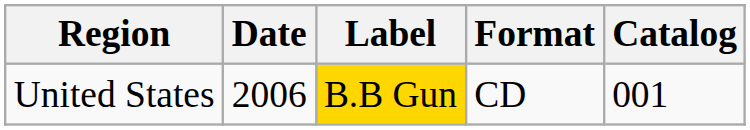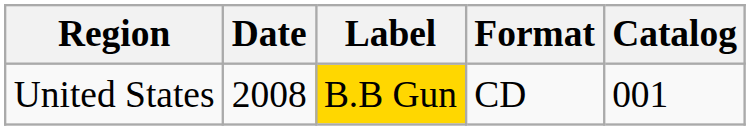(269, 93) 2006 -> (269, 93) 2008
